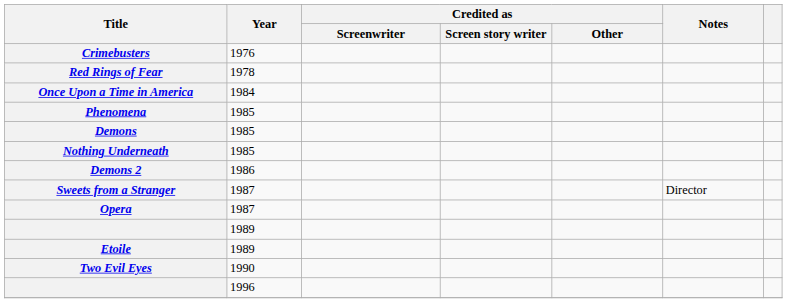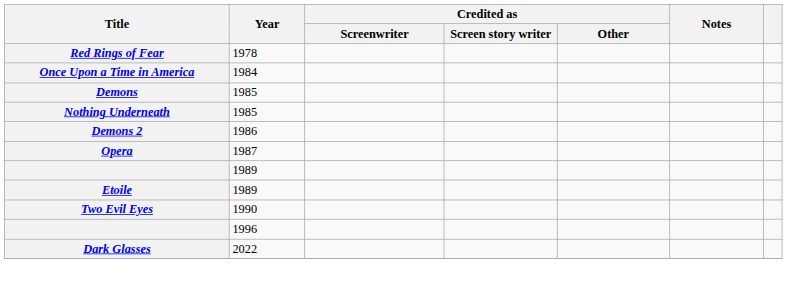- row: (116, 53)
- row: (116, 111)
- row: (116, 190)
+ row: (117, 248)
